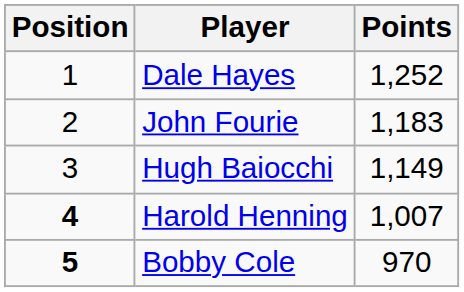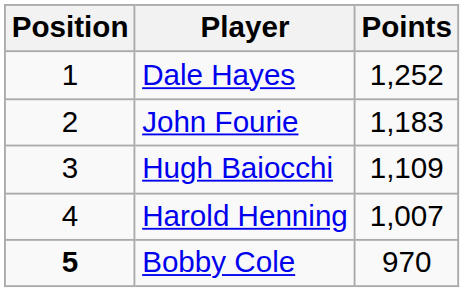(407, 168) 1,149 -> (407, 168) 1,109
(70, 215) bold -> (70, 215) normal
